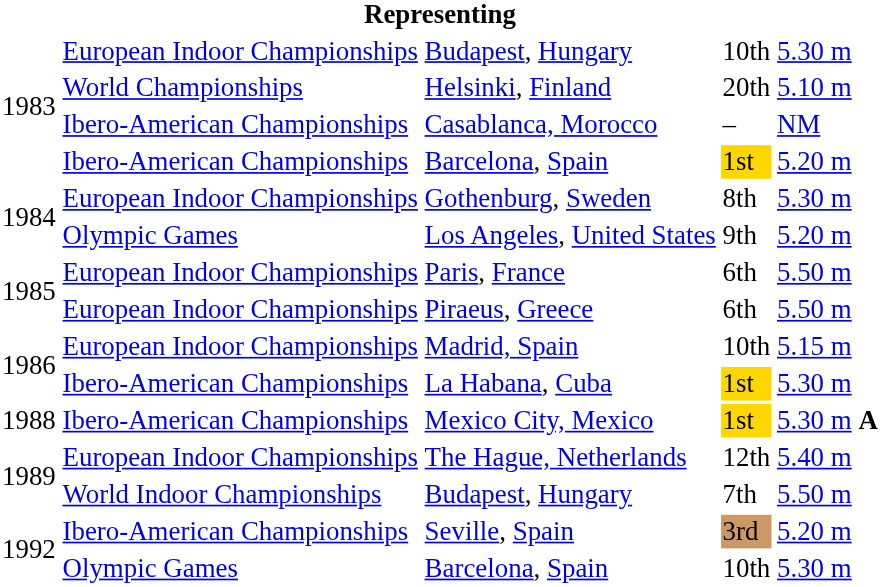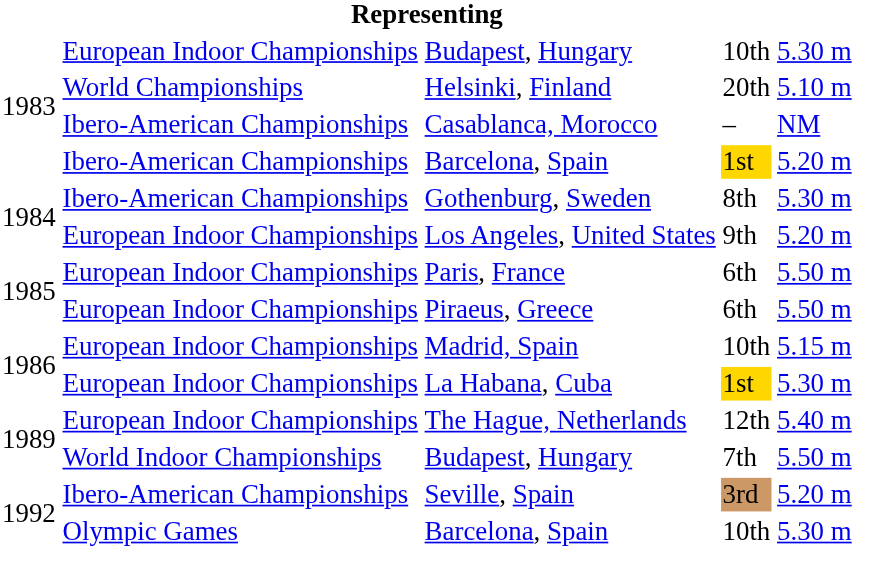(240, 198) European Indoor Championships -> (235, 198) Ibero-American Championships
(150, 235) Olympic Games -> (240, 235) European Indoor Championships
(235, 383) Ibero-American Championships -> (240, 383) European Indoor Championships
- row: (539, 420)
